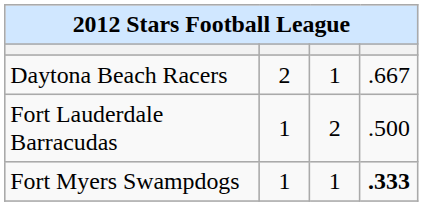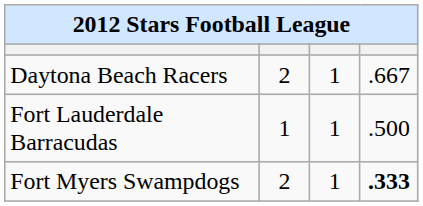(335, 128) 2 -> (335, 128) 1
(284, 181) 1 -> (284, 181) 2
